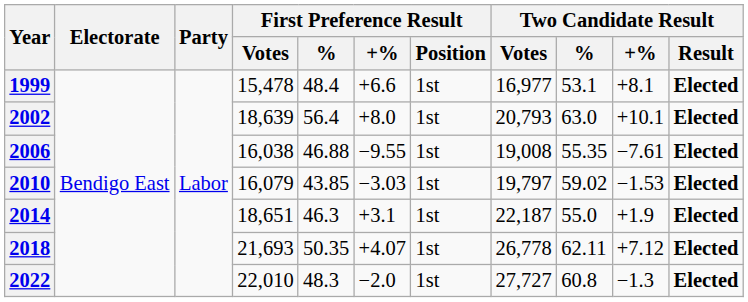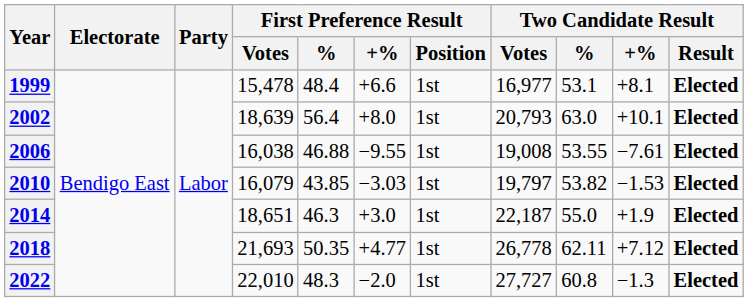(584, 150) 55.35 -> (584, 150) 53.55
(584, 183) 59.02 -> (584, 183) 53.82
(377, 215) +3.1 -> (377, 215) +3.0
(382, 248) +4.07 -> (382, 248) +4.77
